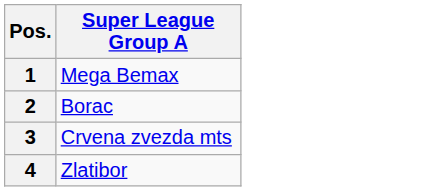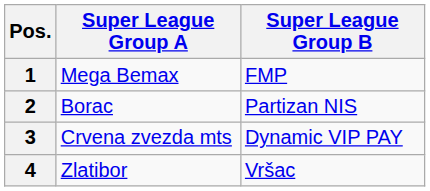+ column: (332, 31)
